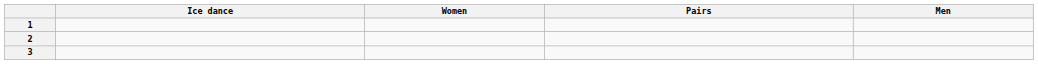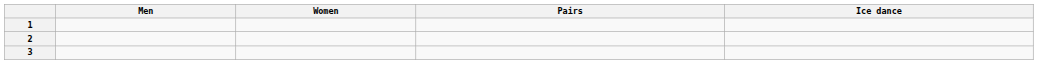columns swapped: (943, 11) <-> (210, 11)
